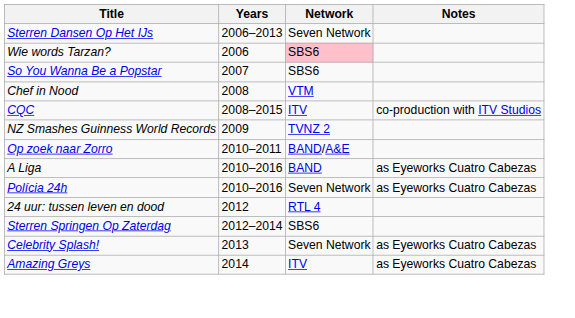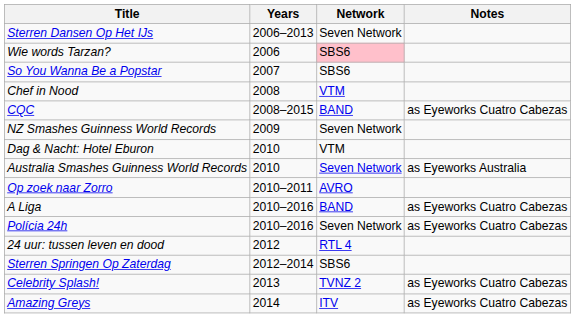(298, 110) ITV -> (336, 110) BAND
(459, 110) co-production with ITV Studios -> (487, 110) as Eyeworks Cuatro Cabezas
(309, 129) TVNZ 2 -> (360, 129) Seven Network
+ row: (81, 149)
+ row: (127, 168)
(319, 149) BAND/A&E -> (336, 187) AVRO
(329, 245) Seven Network -> (340, 284) TVNZ 2
